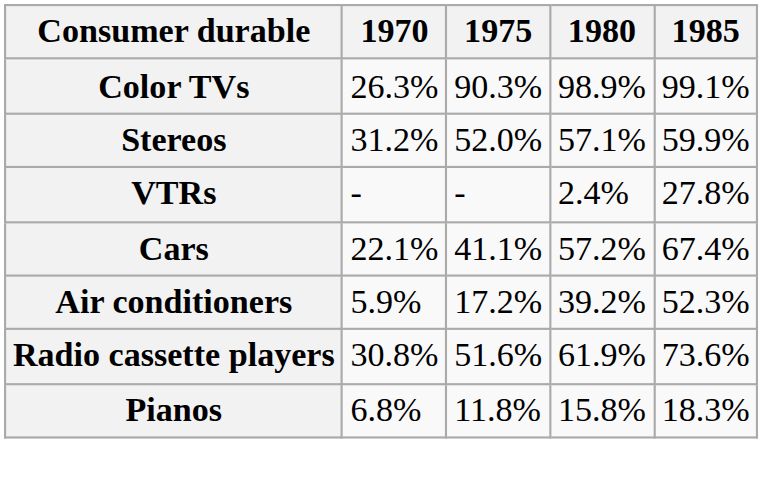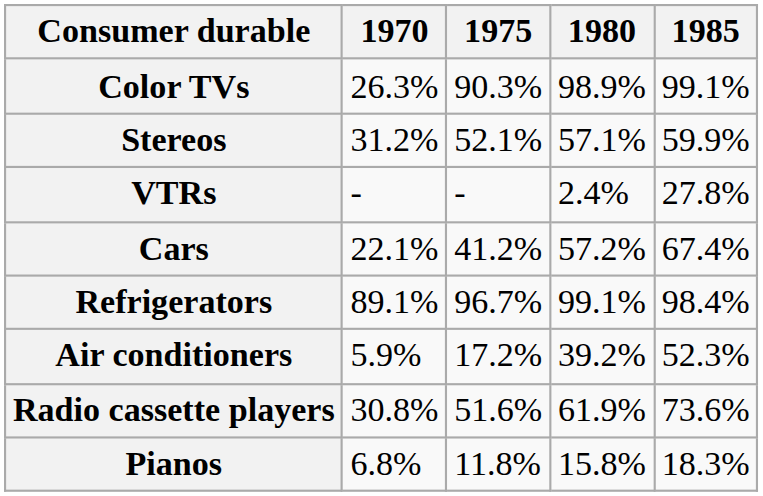(498, 139) 52.0% -> (498, 139) 52.1%
(498, 247) 41.1% -> (498, 247) 41.2%
+ row: (174, 301)
